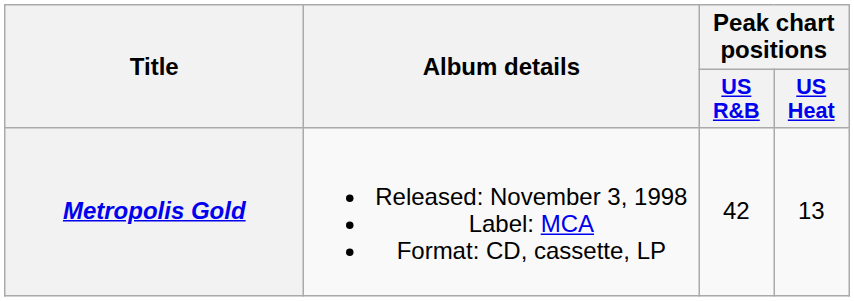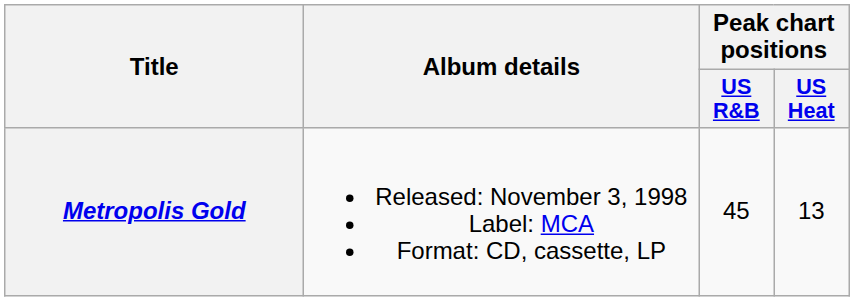(736, 211) 42 -> (736, 211) 45
